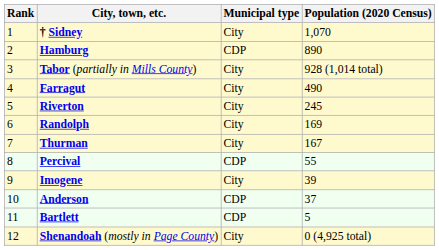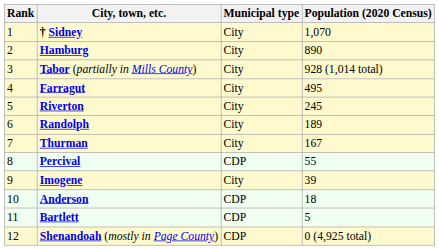(235, 50) CDP -> (234, 50) City
(313, 87) 490 -> (313, 87) 495
(313, 124) 169 -> (313, 124) 189
(310, 198) 37 -> (310, 198) 18
(234, 236) City -> (235, 236) CDP
